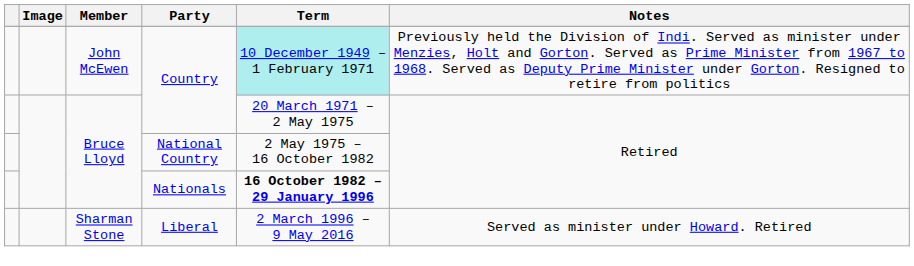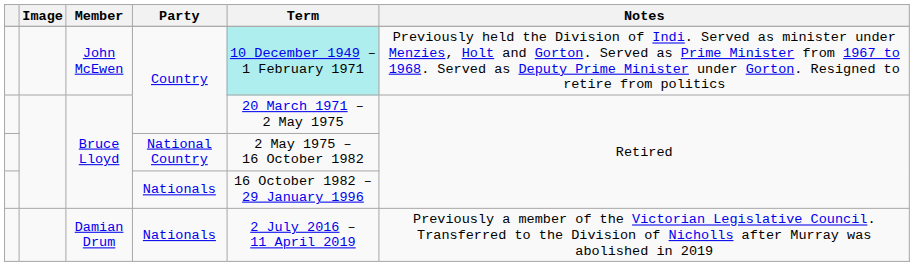(313, 189) bold -> (303, 189) normal
- row: (104, 227)
+ row: (99, 235)
